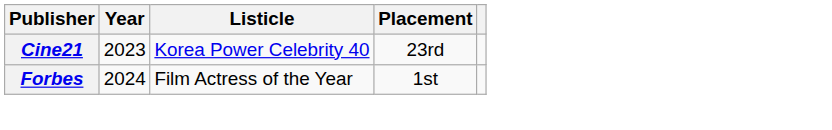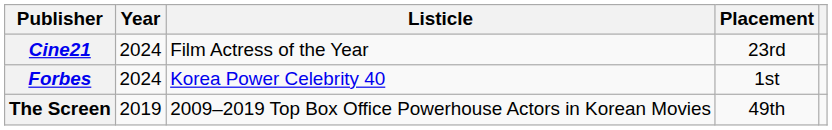(125, 49) 2023 -> (140, 49) 2024
(262, 49) Korea Power Celebrity 40 -> (269, 49) Film Actress of the Year
(254, 79) Film Actress of the Year -> (278, 79) Korea Power Celebrity 40
+ row: (60, 109)
